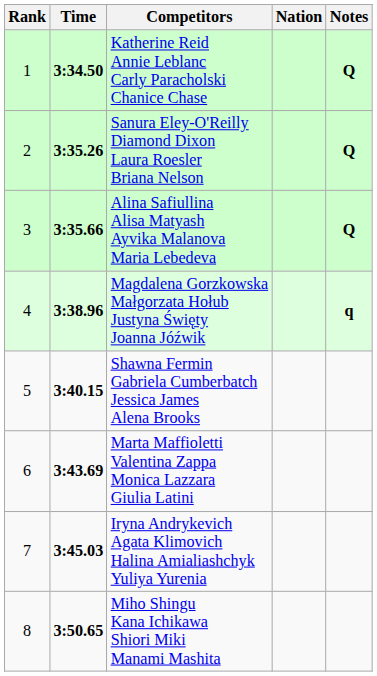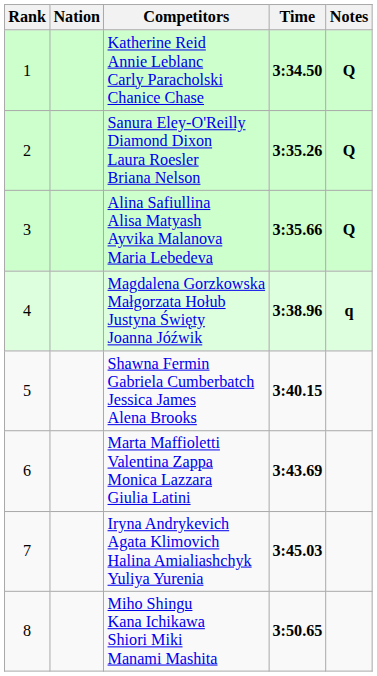columns swapped: (299, 17) <-> (78, 17)
